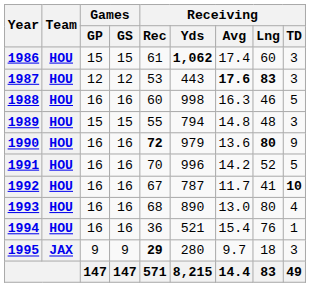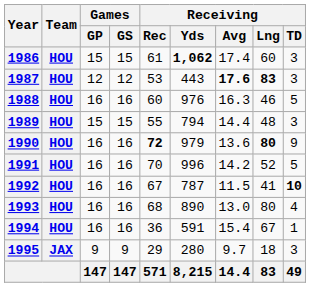(193, 101) 998 -> (193, 101) 976
(234, 122) 14.8 -> (234, 122) 14.4
(234, 186) 11.7 -> (234, 186) 11.5
(193, 229) 521 -> (193, 229) 591
(268, 229) 76 -> (268, 229) 67
(155, 251) bold -> (155, 251) normal
